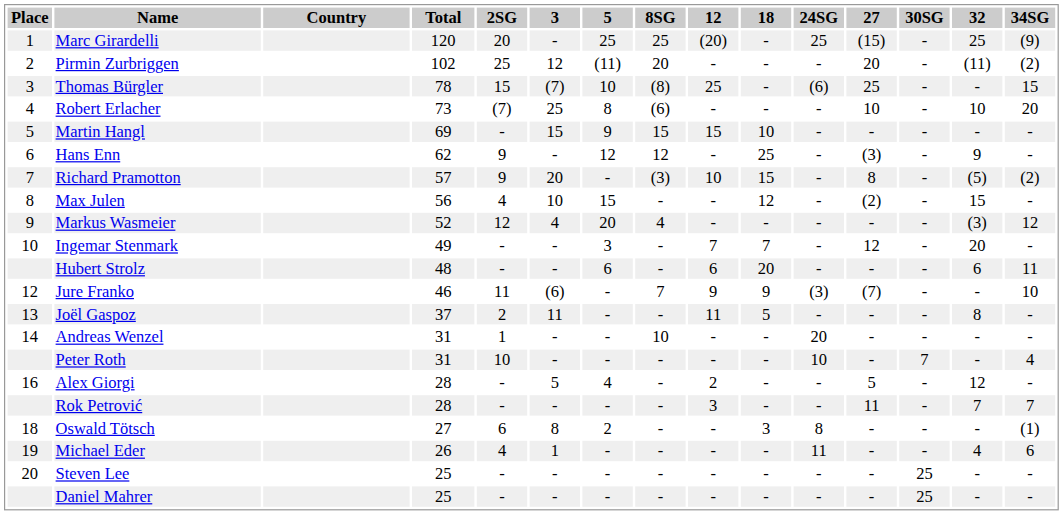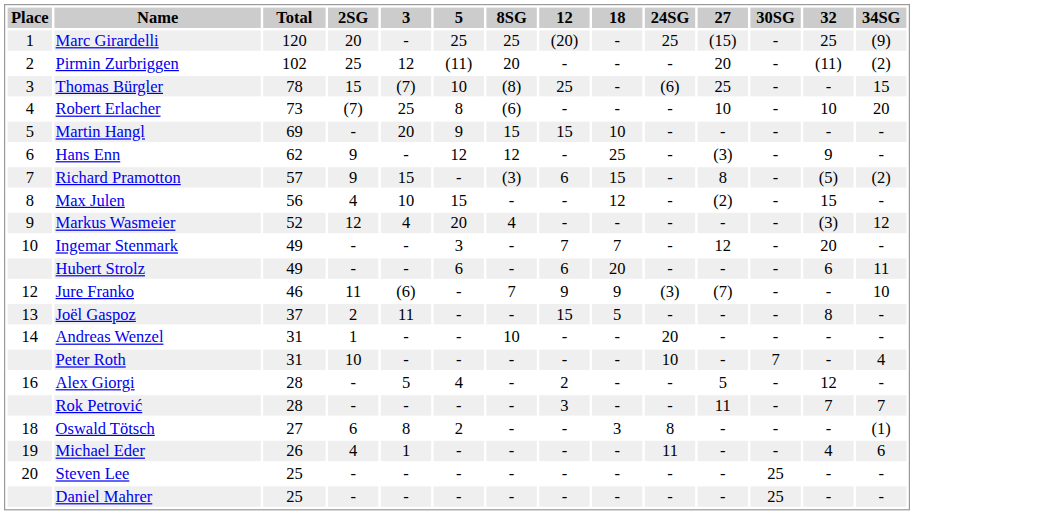- column: (336, 18)
(555, 132) 15 -> (406, 132) 20
(555, 177) 20 -> (406, 177) 15
(713, 177) 10 -> (564, 177) 6
(443, 269) 48 -> (294, 269) 49
(713, 314) 11 -> (564, 314) 15
